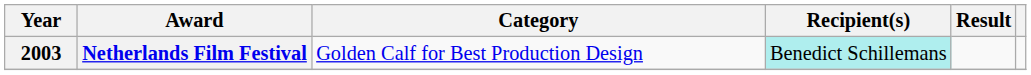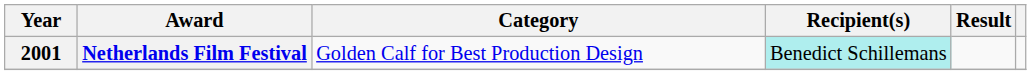(41, 52) 2003 -> (41, 52) 2001
